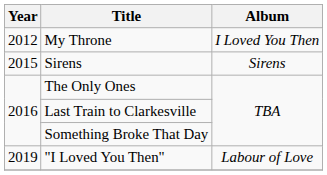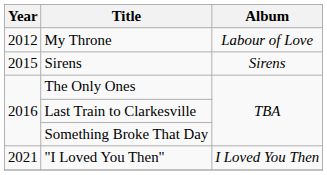(267, 39) I Loved You Then -> (267, 39) Labour of Love
(23, 157) 2019 -> (23, 157) 2021
(267, 157) Labour of Love -> (267, 157) I Loved You Then
